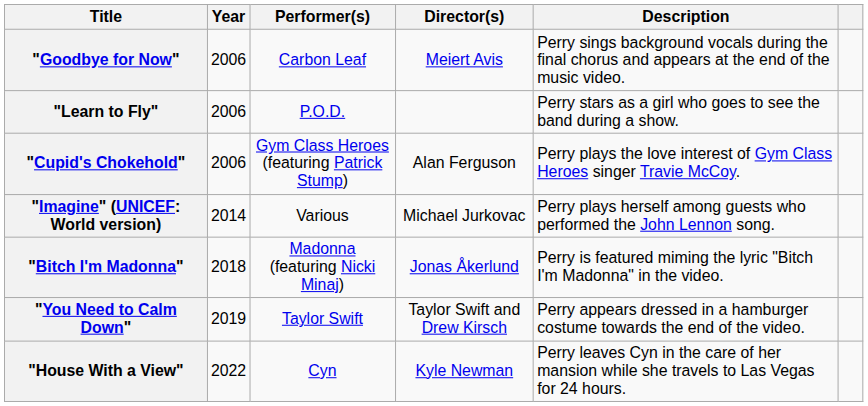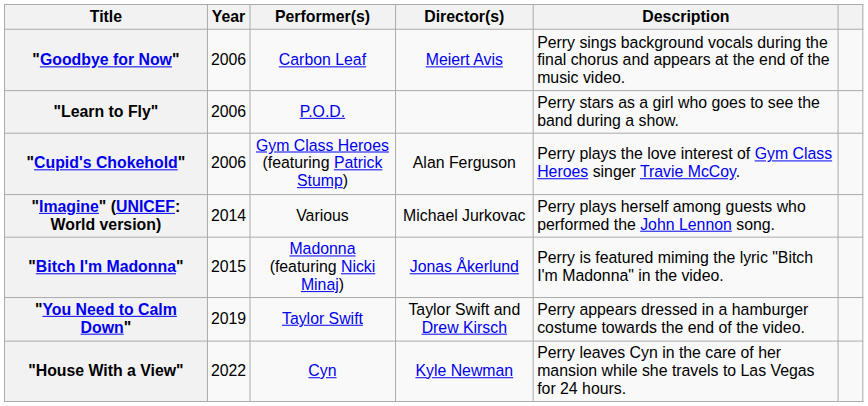(229, 267) 2018 -> (229, 267) 2015
